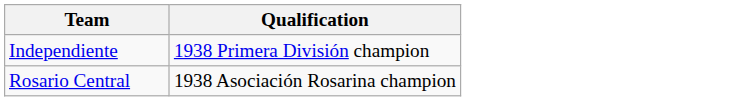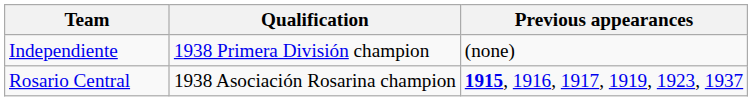+ column: (604, 19)
